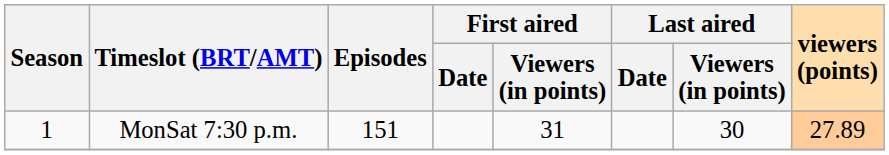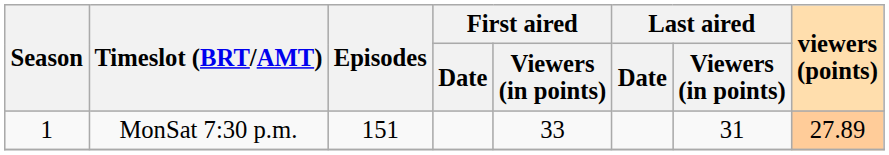(553, 129) 31 -> (553, 129) 33
(732, 129) 30 -> (732, 129) 31
